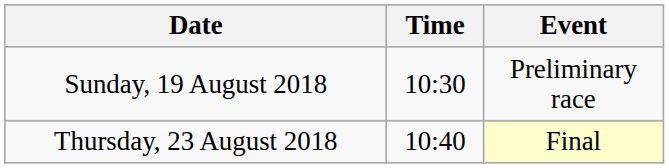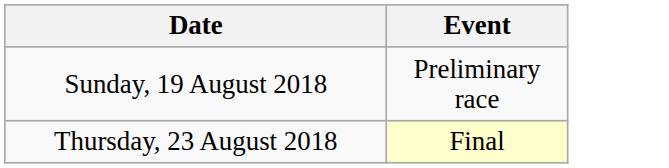- column: (435, 25)
